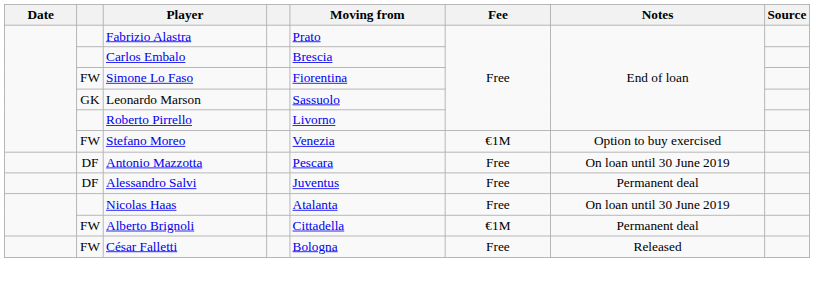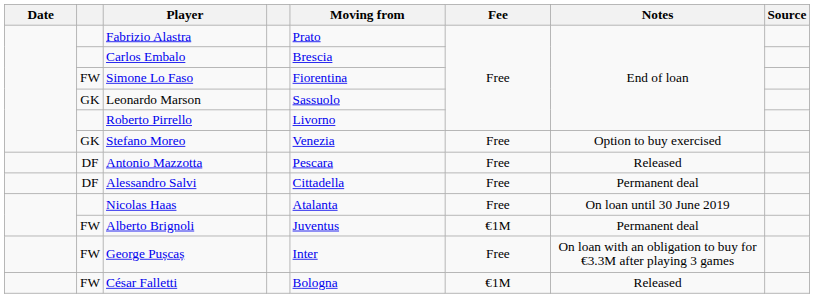(90, 141) FW -> (90, 141) GK
(498, 141) €1M -> (498, 141) Free
(658, 162) On loan until 30 June 2019 -> (658, 162) Released
(316, 183) Juventus -> (318, 183) Cittadella
(318, 225) Cittadella -> (316, 225) Juventus
+ row: (145, 254)
(498, 246) Free -> (498, 282) €1M
